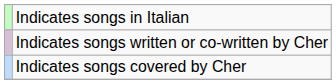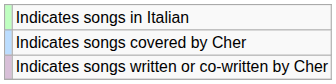rows swapped: (131, 68) <-> (172, 42)
